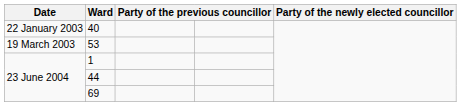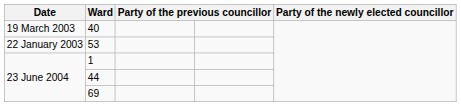(45, 28) 22 January 2003 -> (41, 28) 19 March 2003
(41, 45) 19 March 2003 -> (45, 45) 22 January 2003
